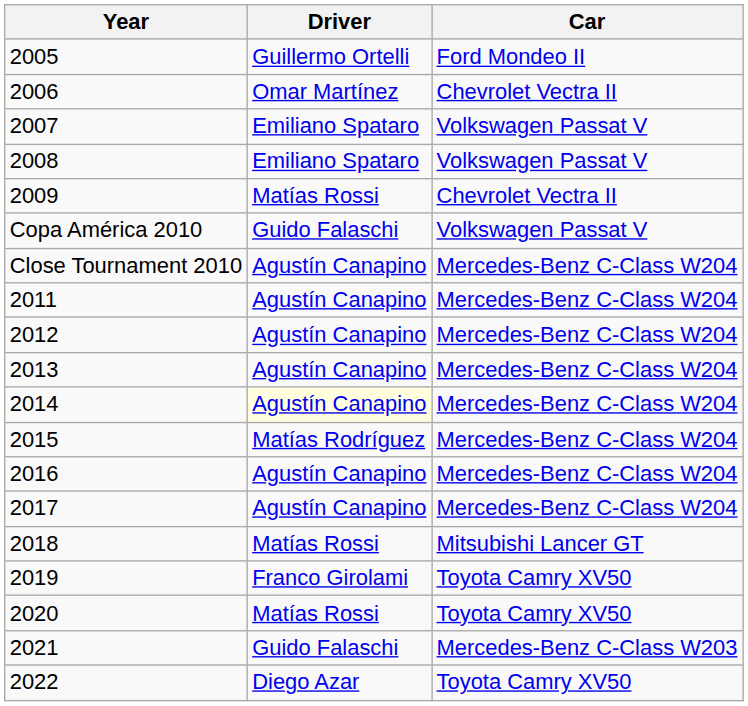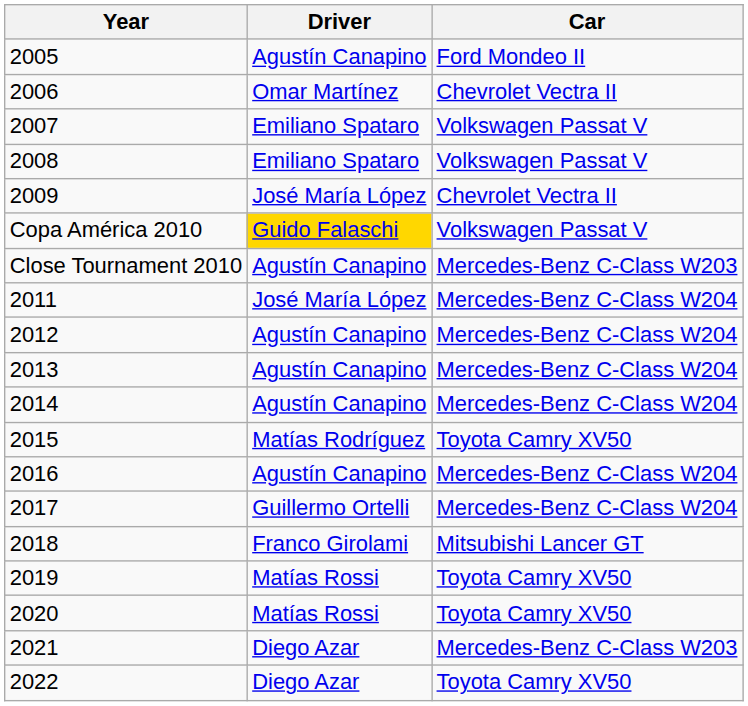(331, 56) Guillermo Ortelli -> (339, 56) Agustín Canapino
(316, 195) Matías Rossi -> (339, 195) José María López
(325, 230) no background -> (325, 230) gold background
(587, 265) Mercedes-Benz C-Class W204 -> (587, 265) Mercedes-Benz C-Class W203
(339, 299) Agustín Canapino -> (339, 299) José María López
(339, 404) lightyellow background -> (339, 404) no background
(587, 439) Mercedes-Benz C-Class W204 -> (534, 439) Toyota Camry XV50
(339, 508) Agustín Canapino -> (331, 508) Guillermo Ortelli
(316, 543) Matías Rossi -> (330, 543) Franco Girolami
(330, 578) Franco Girolami -> (316, 578) Matías Rossi
(325, 647) Guido Falaschi -> (306, 647) Diego Azar
